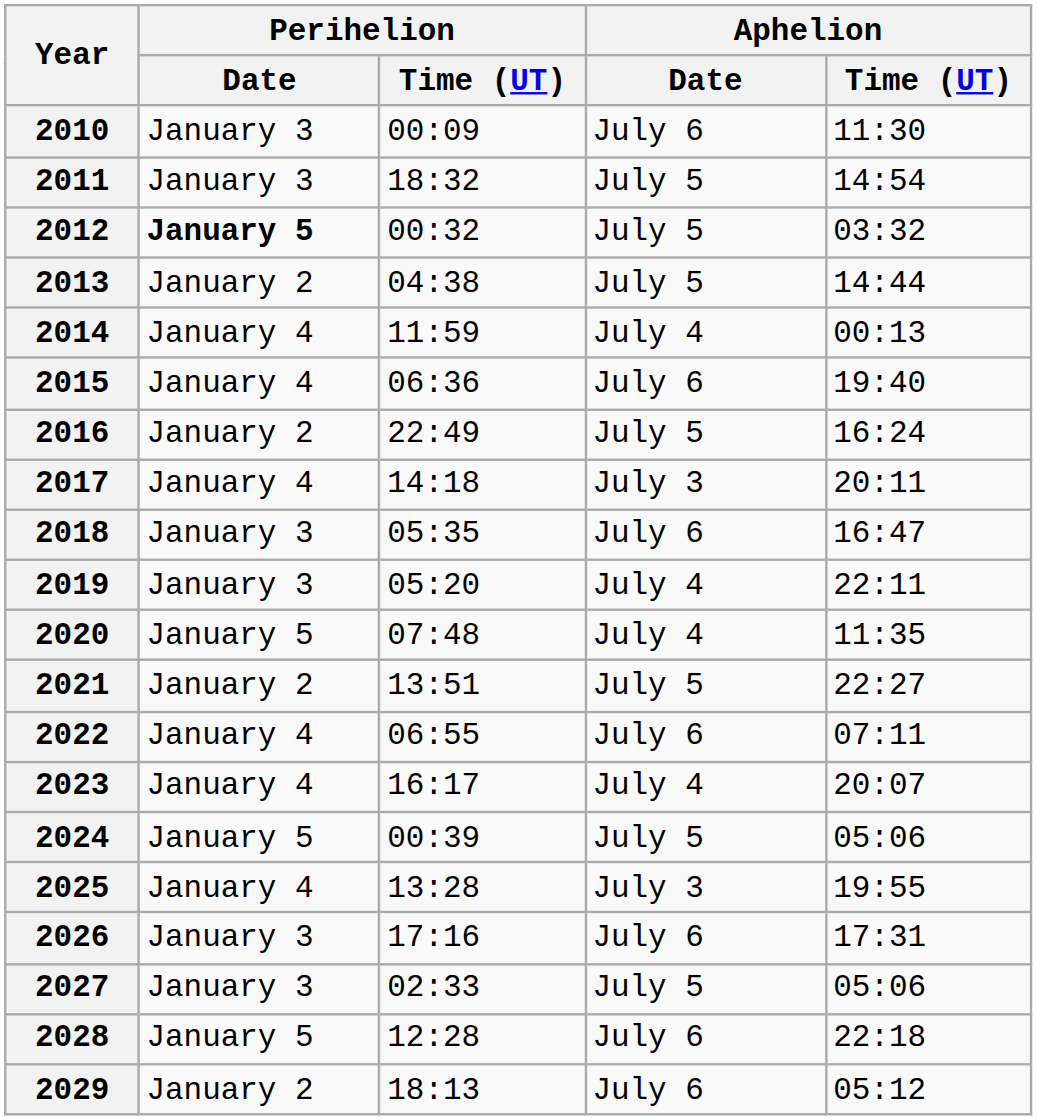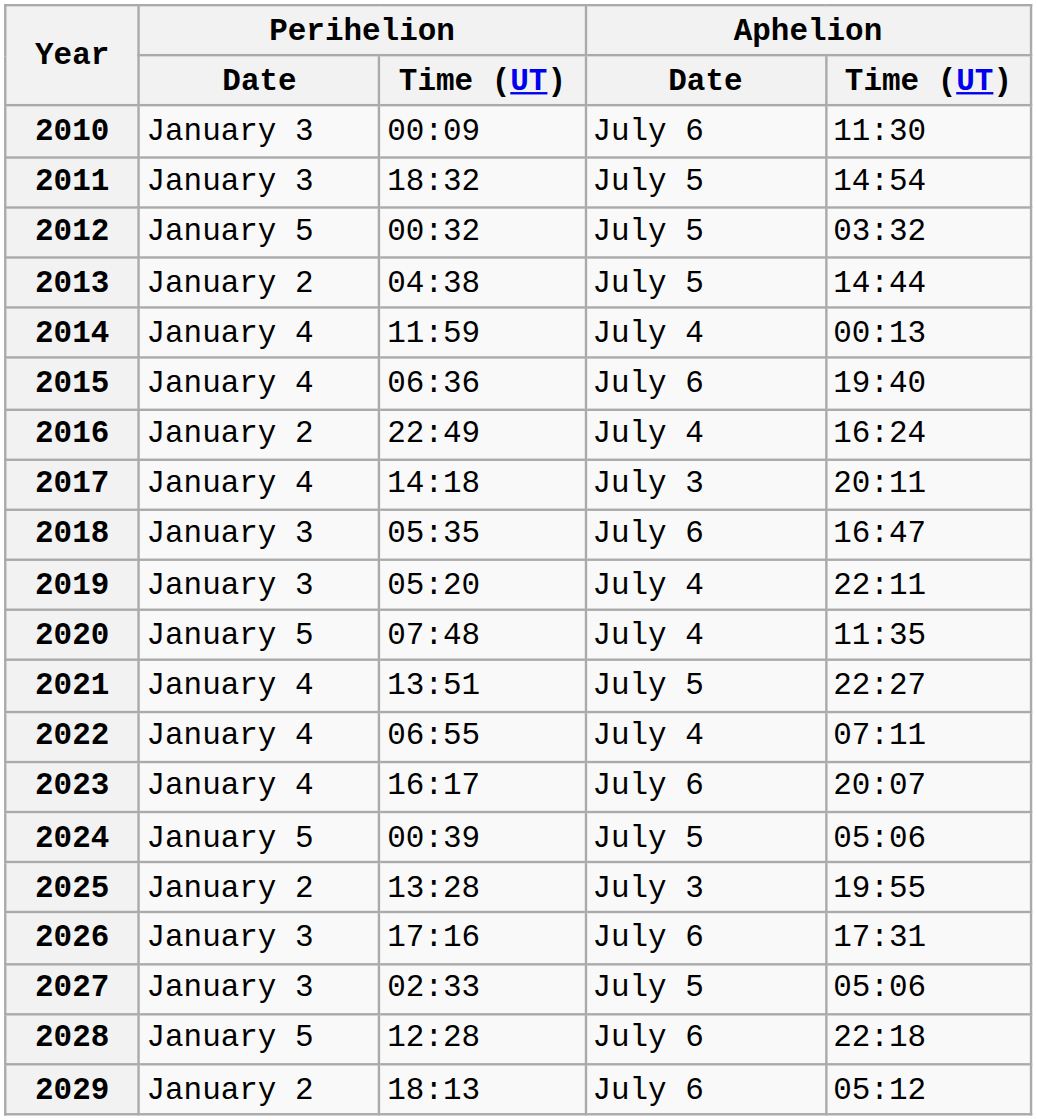(230, 232) bold -> (230, 232) normal
(648, 434) July 5 -> (648, 434) July 4
(230, 686) January 2 -> (230, 686) January 4
(648, 736) July 6 -> (648, 736) July 4
(648, 787) July 4 -> (648, 787) July 6
(230, 888) January 4 -> (230, 888) January 2
